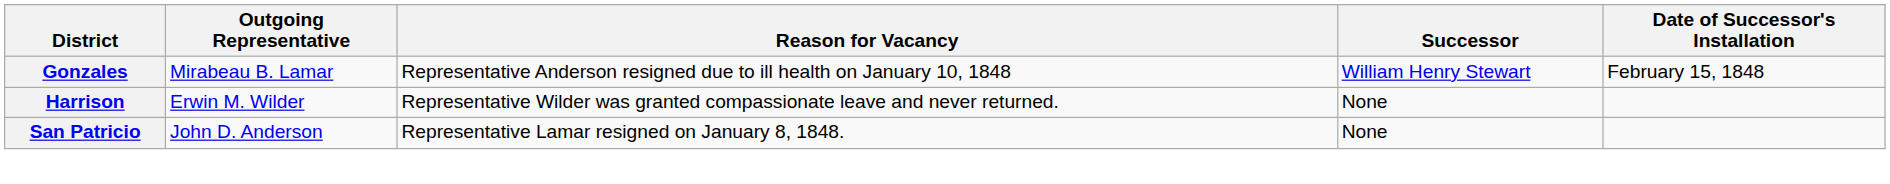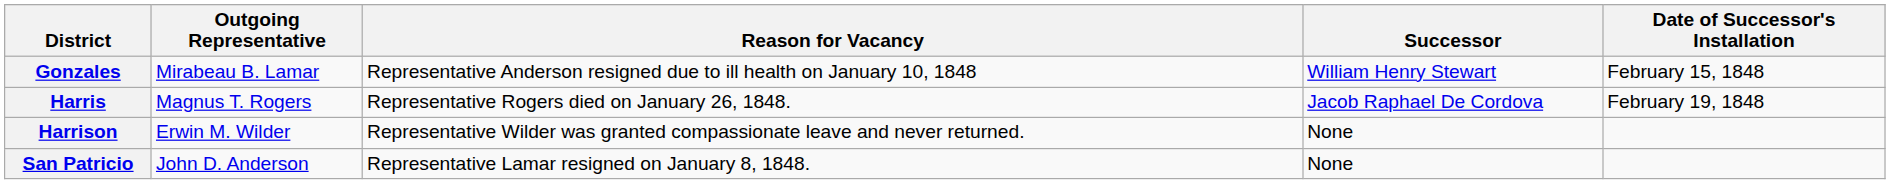+ row: (78, 102)
